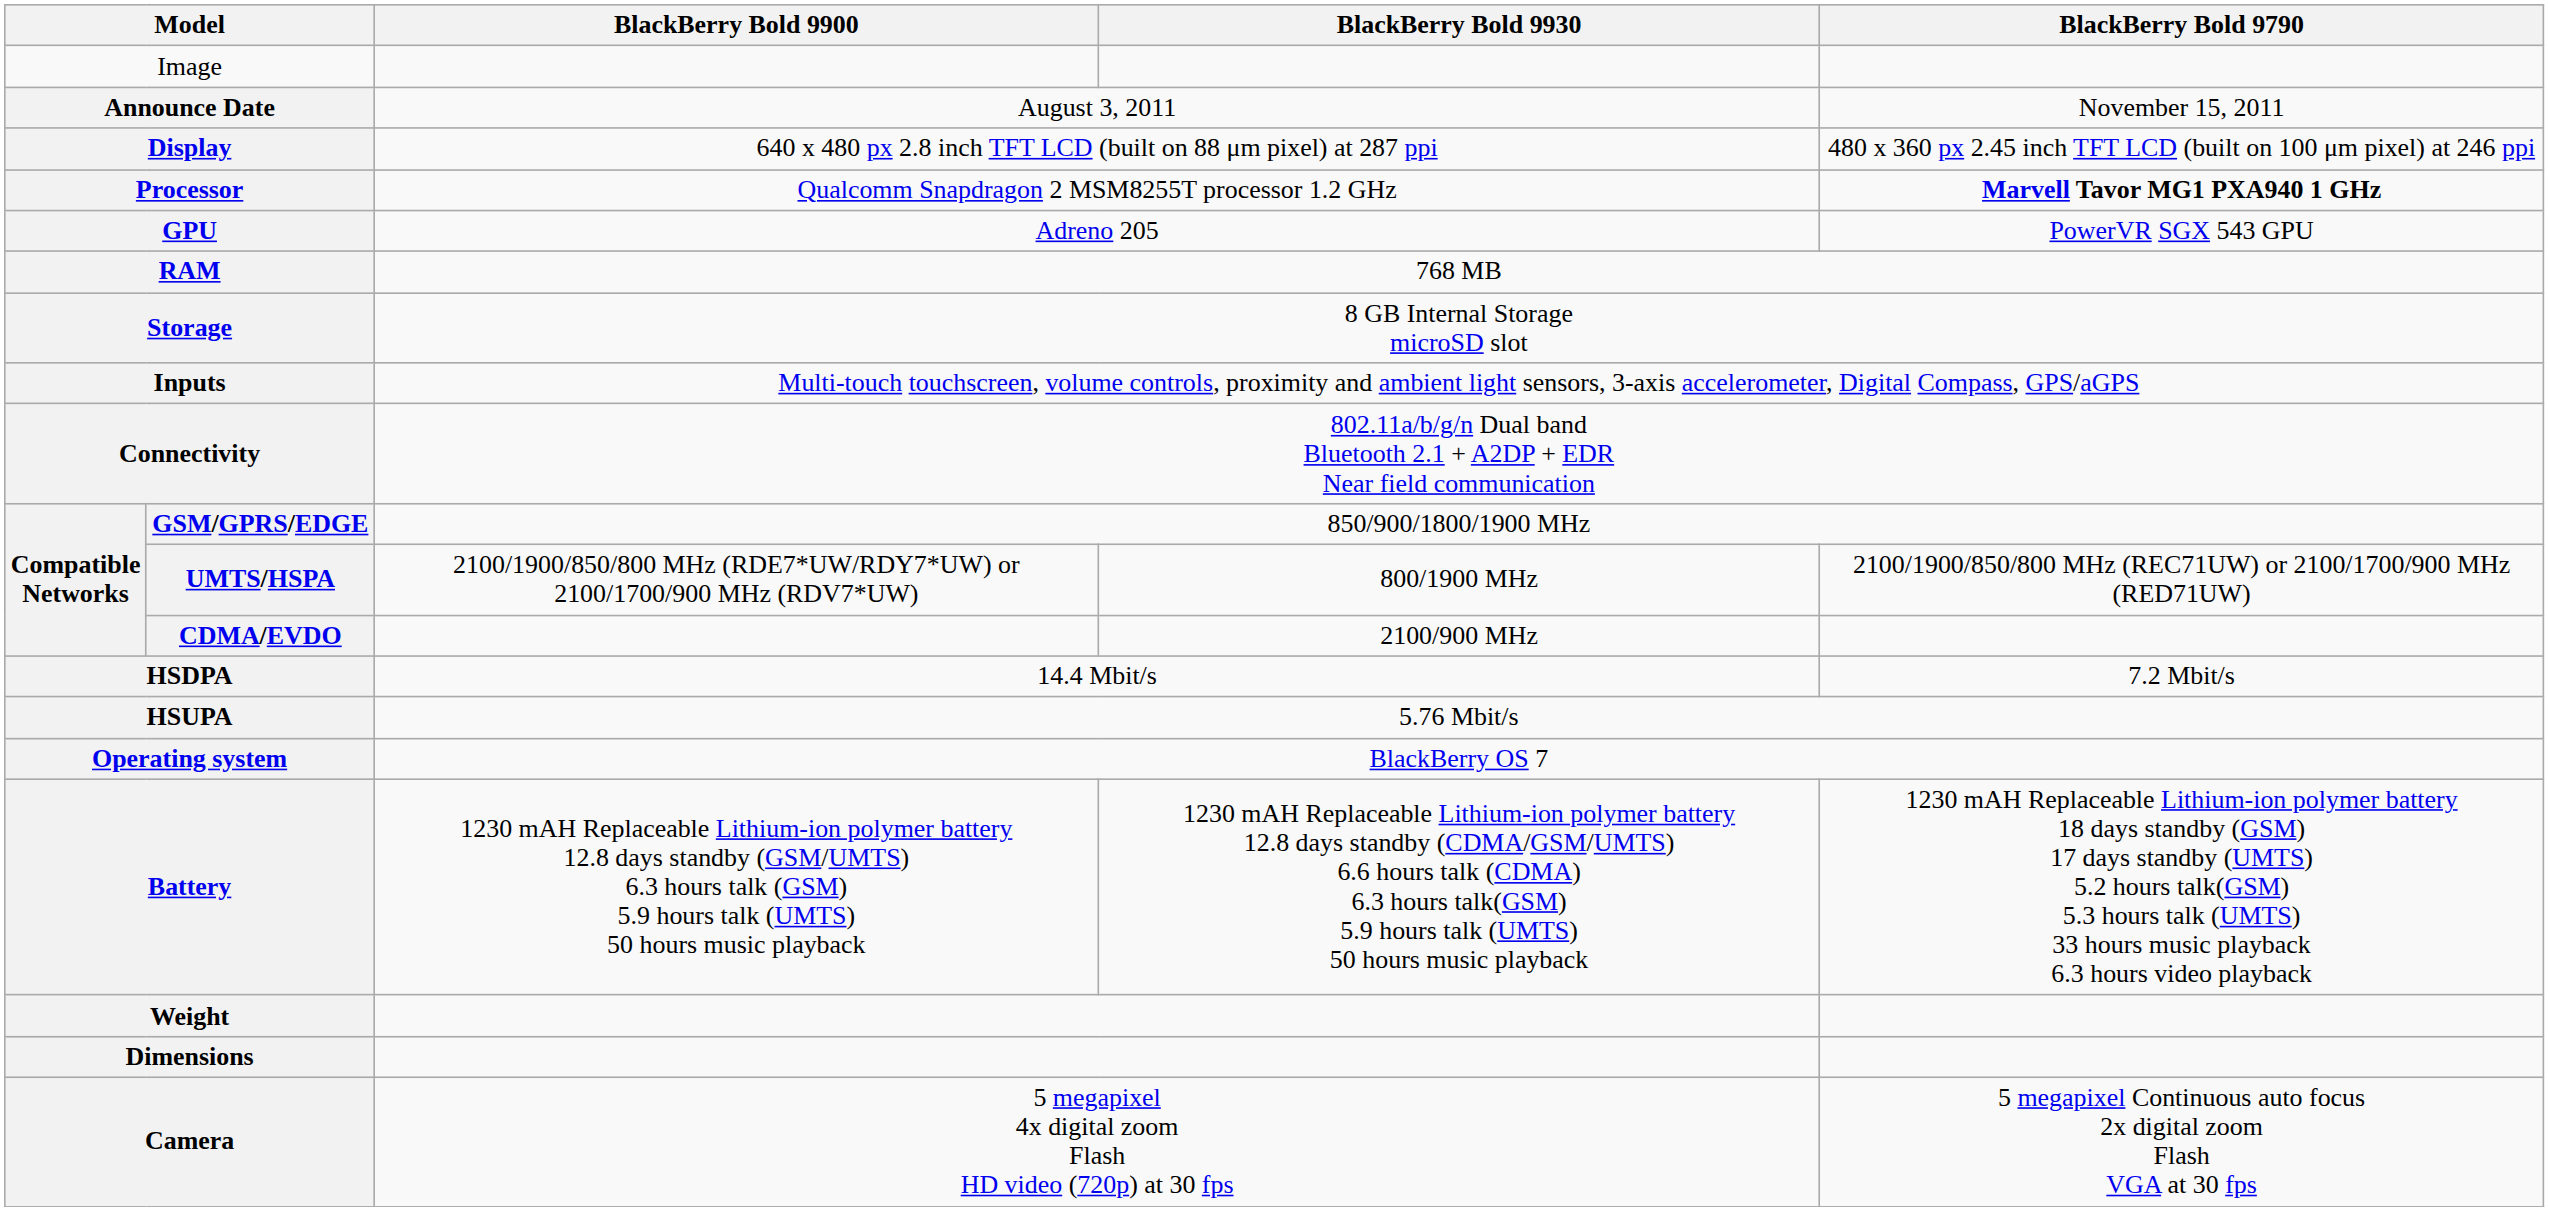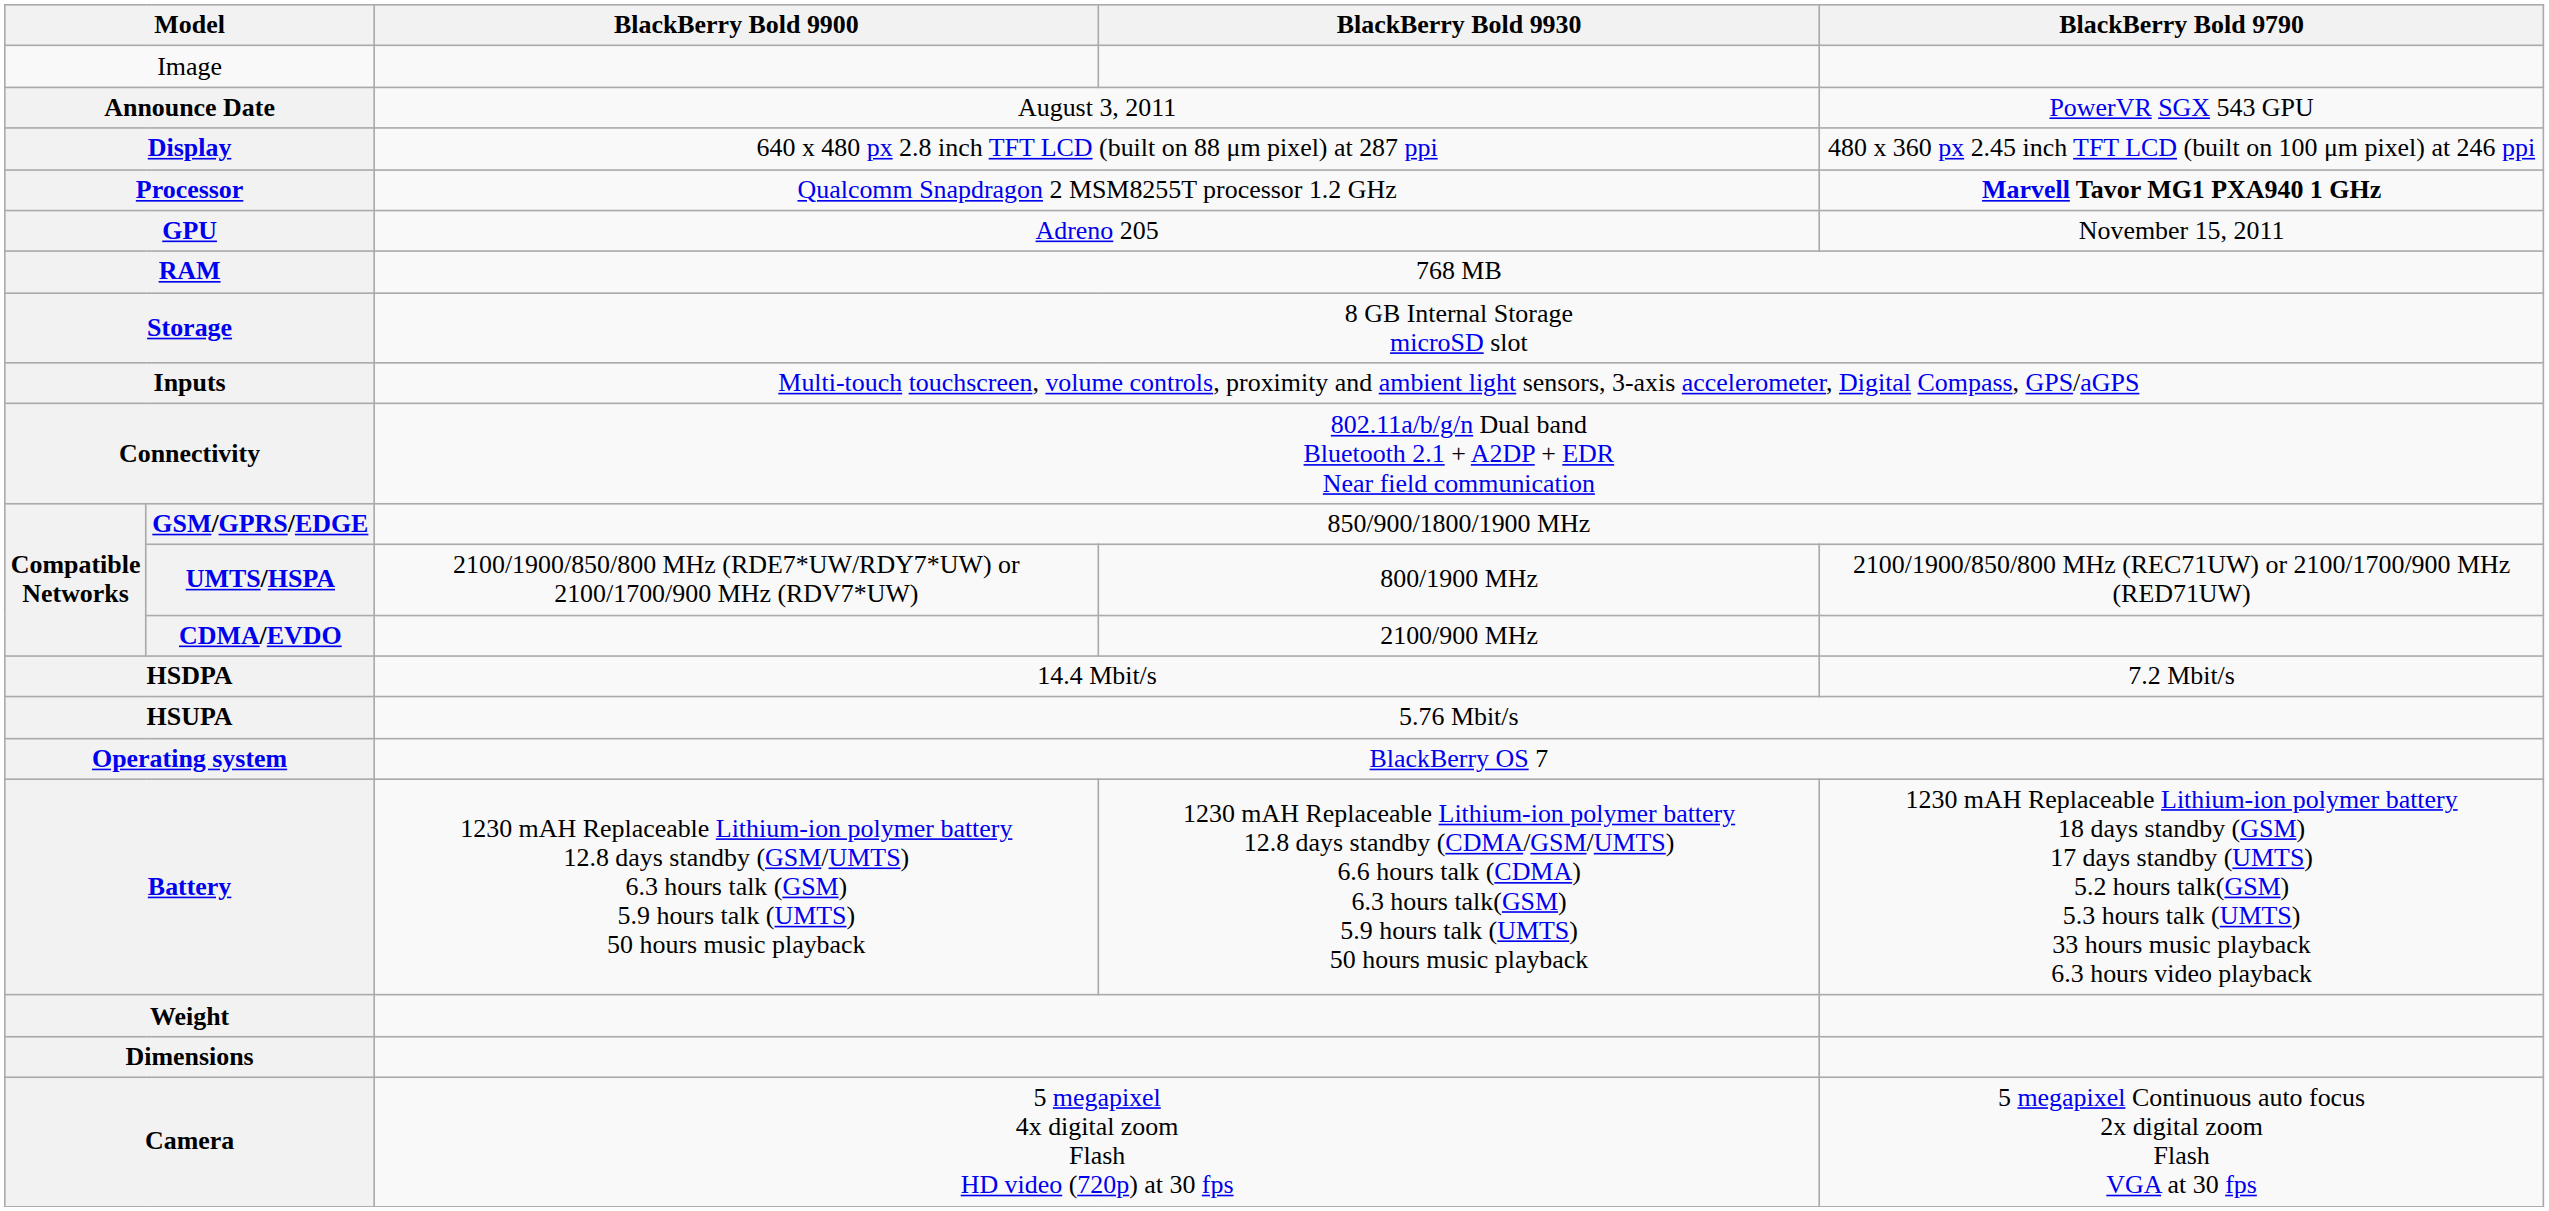(2182, 107) November 15, 2011 -> (2182, 107) PowerVR SGX 543 GPU
(2182, 230) PowerVR SGX 543 GPU -> (2182, 230) November 15, 2011
